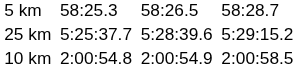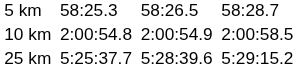rows swapped: (28, 58) <-> (28, 34)
